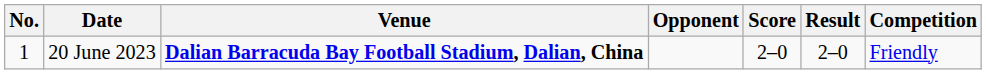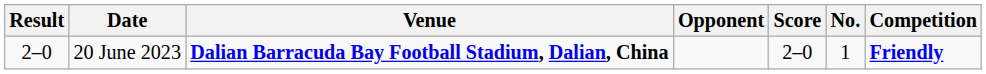columns swapped: (24, 20) <-> (833, 20)
(904, 52) normal -> (906, 52) bold
